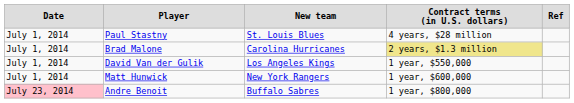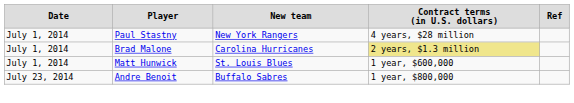(286, 35) St. Louis Blues -> (257, 35) New York Rangers
- row: (154, 63)
(288, 77) New York Rangers -> (254, 63) St. Louis Blues
(40, 91) pink background -> (40, 77) no background
